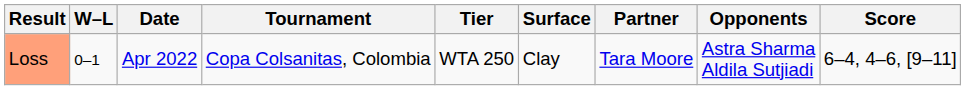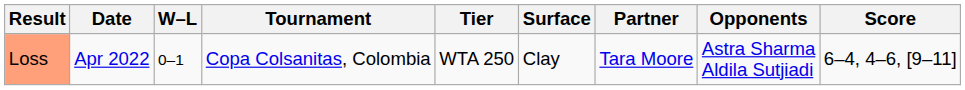columns swapped: (94, 19) <-> (160, 19)
